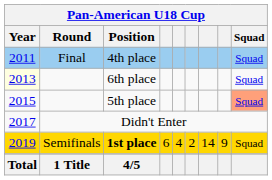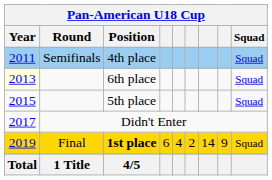(72, 57) Final -> (72, 57) Semifinals
(249, 101) lightsalmon background -> (249, 101) no background
(72, 143) Semifinals -> (72, 143) Final
